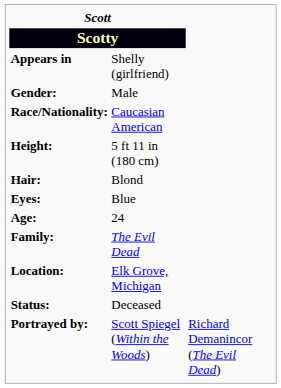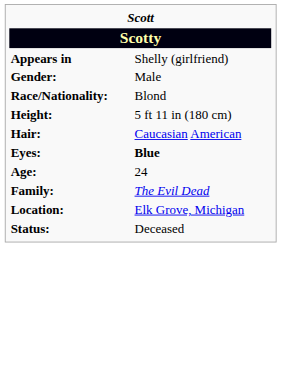(138, 119) Caucasian American -> (150, 96) Blond
(127, 179) Blond -> (188, 133) Caucasian American
(124, 198) normal -> (147, 152) bold
- row: (49, 323)
